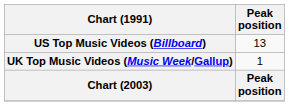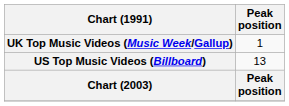rows swapped: (120, 61) <-> (120, 43)
